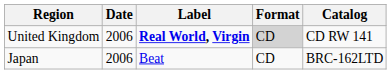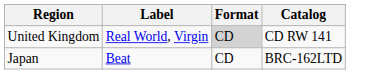- column: (119, 15)
(194, 36) bold -> (157, 36) normal
